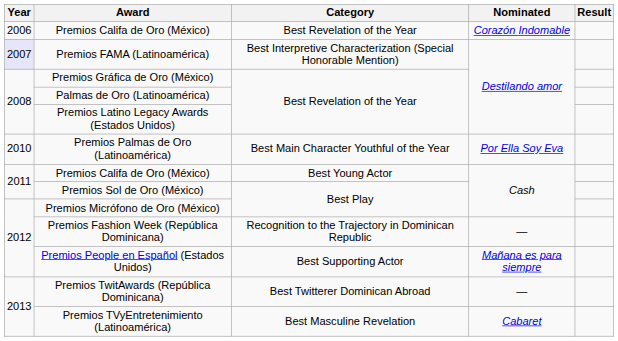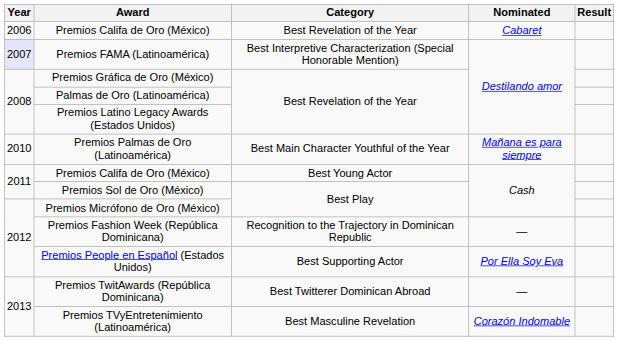(522, 30) Corazón Indomable -> (522, 30) Cabaret
(522, 149) Por Ella Soy Eva -> (522, 149) Mañana es para siempre
(522, 261) Mañana es para siempre -> (522, 261) Por Ella Soy Eva
(522, 321) Cabaret -> (522, 321) Corazón Indomable
